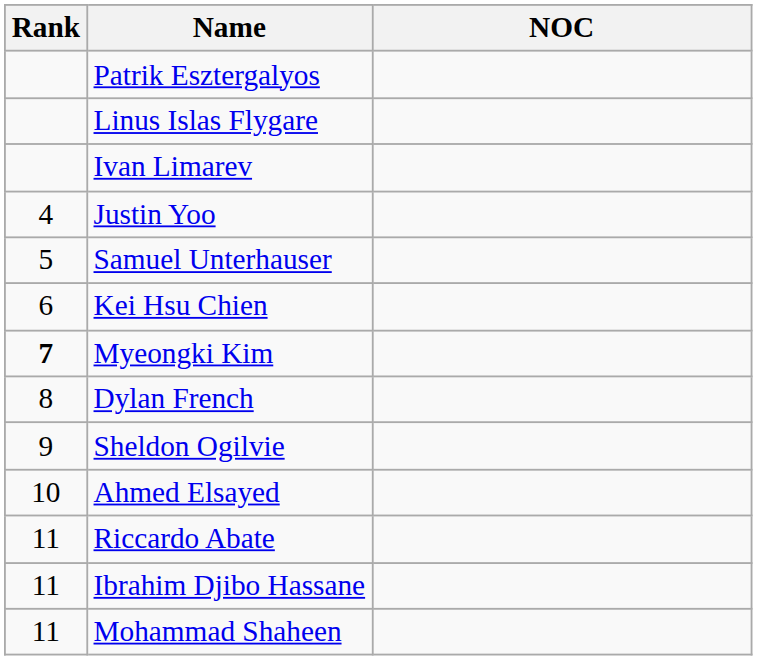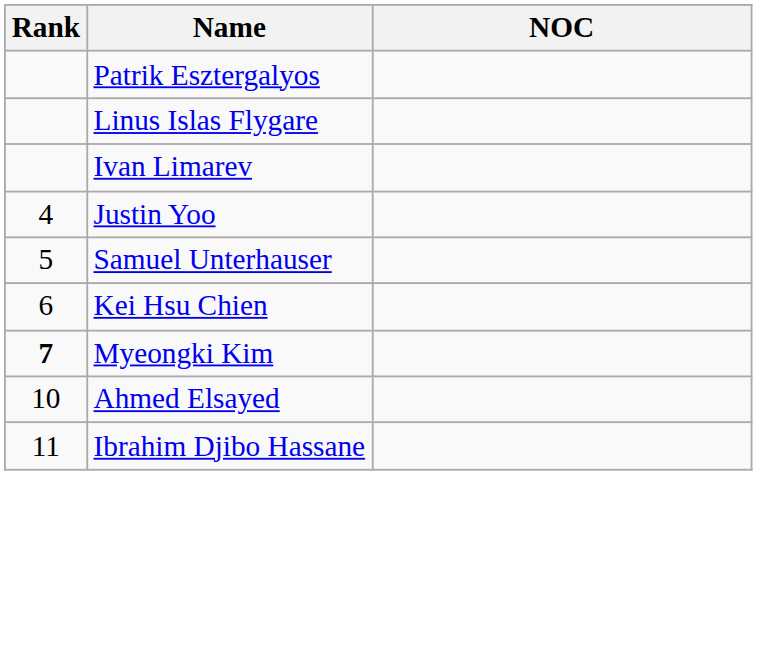- row: (174, 399)
- row: (189, 445)
- row: (184, 538)
- row: (218, 631)
